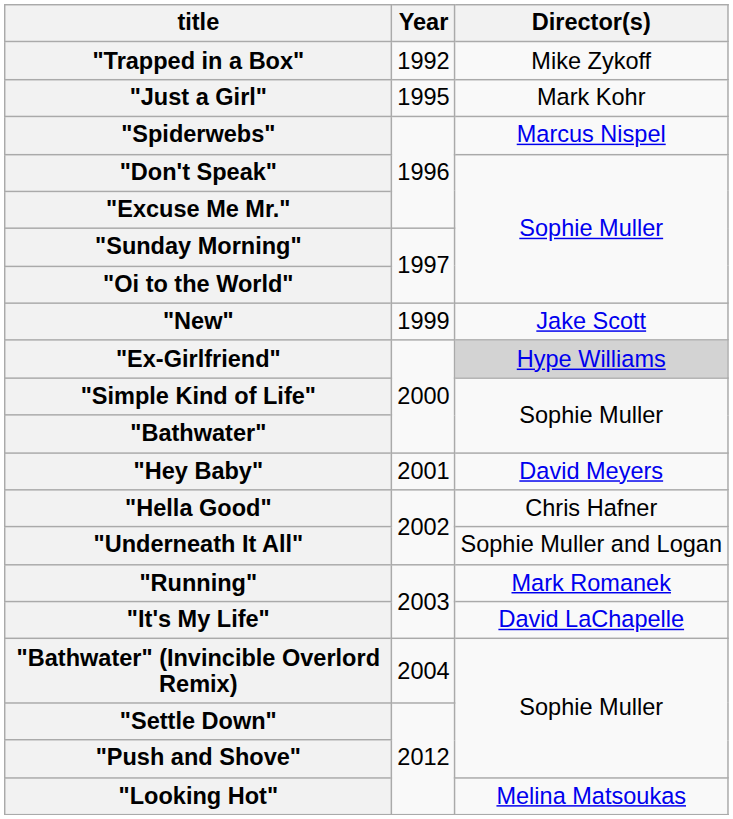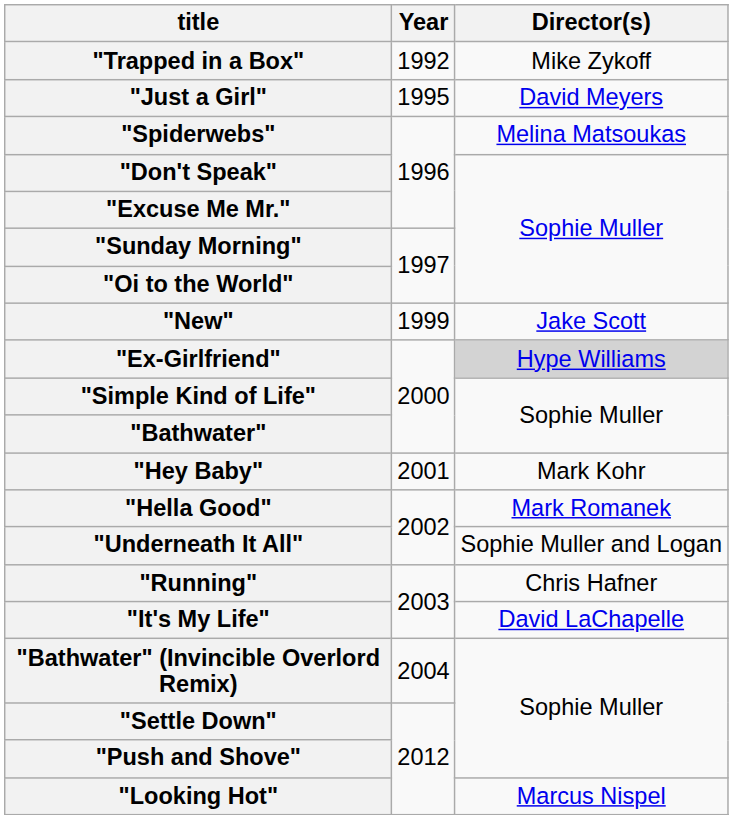(591, 97) Mark Kohr -> (591, 97) David Meyers
(591, 135) Marcus Nispel -> (591, 135) Melina Matsoukas
(591, 470) David Meyers -> (591, 470) Mark Kohr
(591, 508) Chris Hafner -> (591, 508) Mark Romanek
(591, 582) Mark Romanek -> (591, 582) Chris Hafner
(591, 795) Melina Matsoukas -> (591, 795) Marcus Nispel
